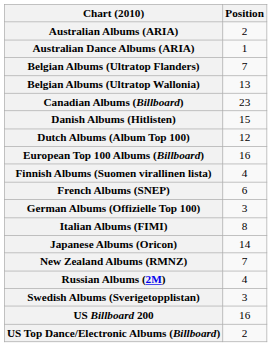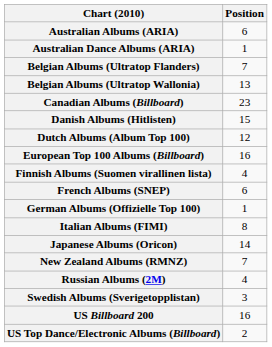(245, 31) 2 -> (245, 31) 6
(245, 208) 3 -> (245, 208) 1
